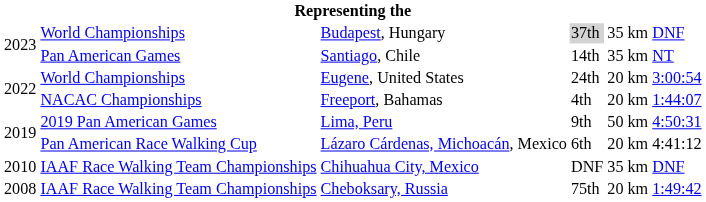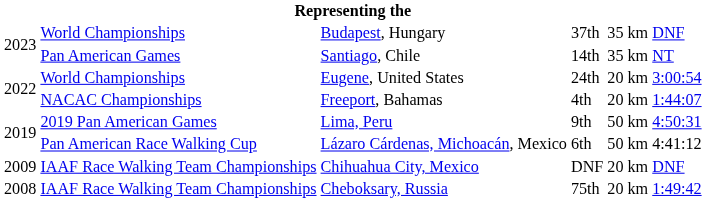(585, 33) lightgrey background -> (585, 33) no background
(628, 144) 20 km -> (628, 144) 50 km
(20, 166) 2010 -> (20, 166) 2009
(628, 166) 35 km -> (628, 166) 20 km
